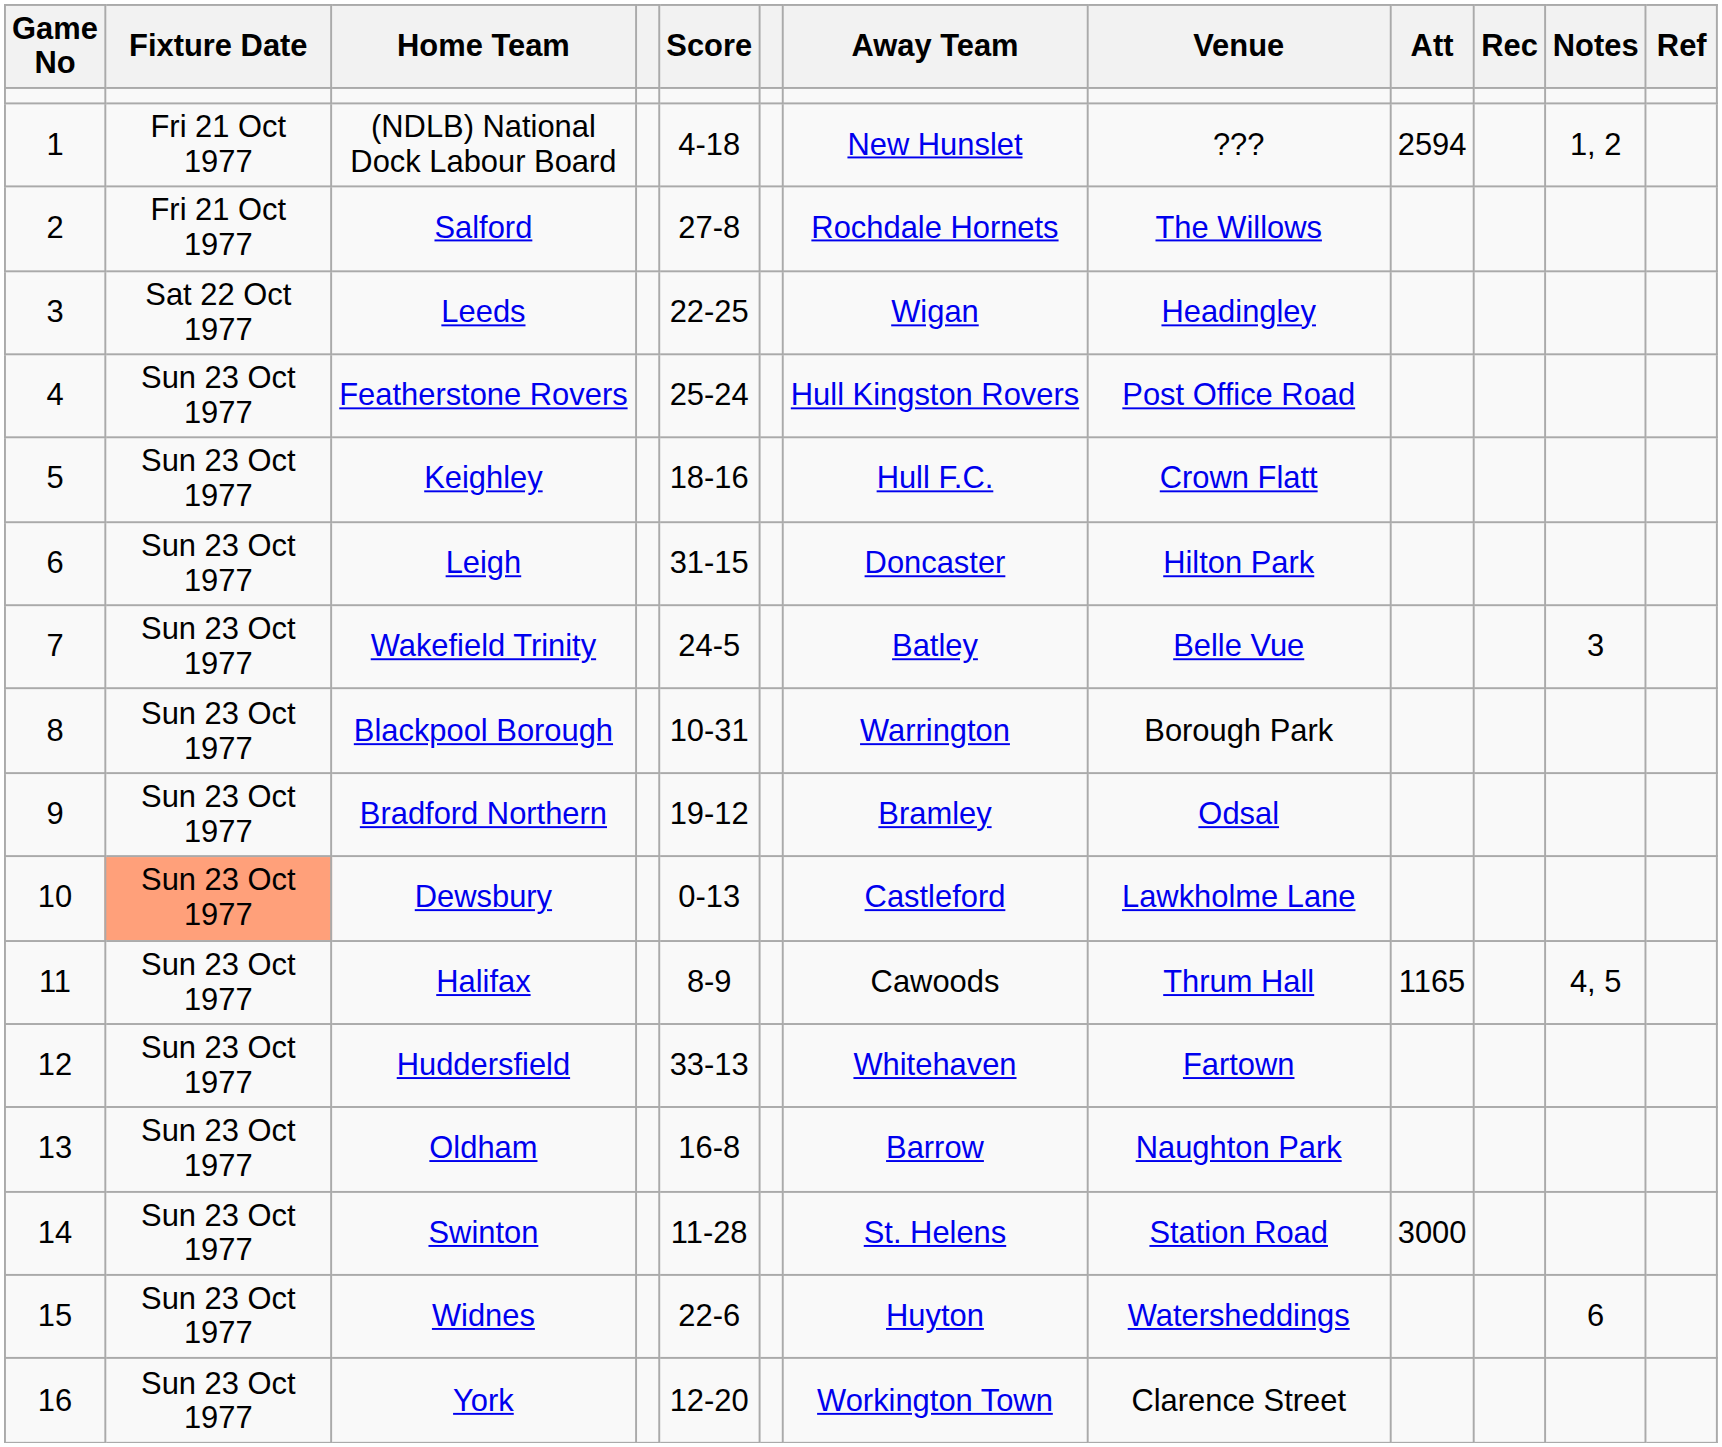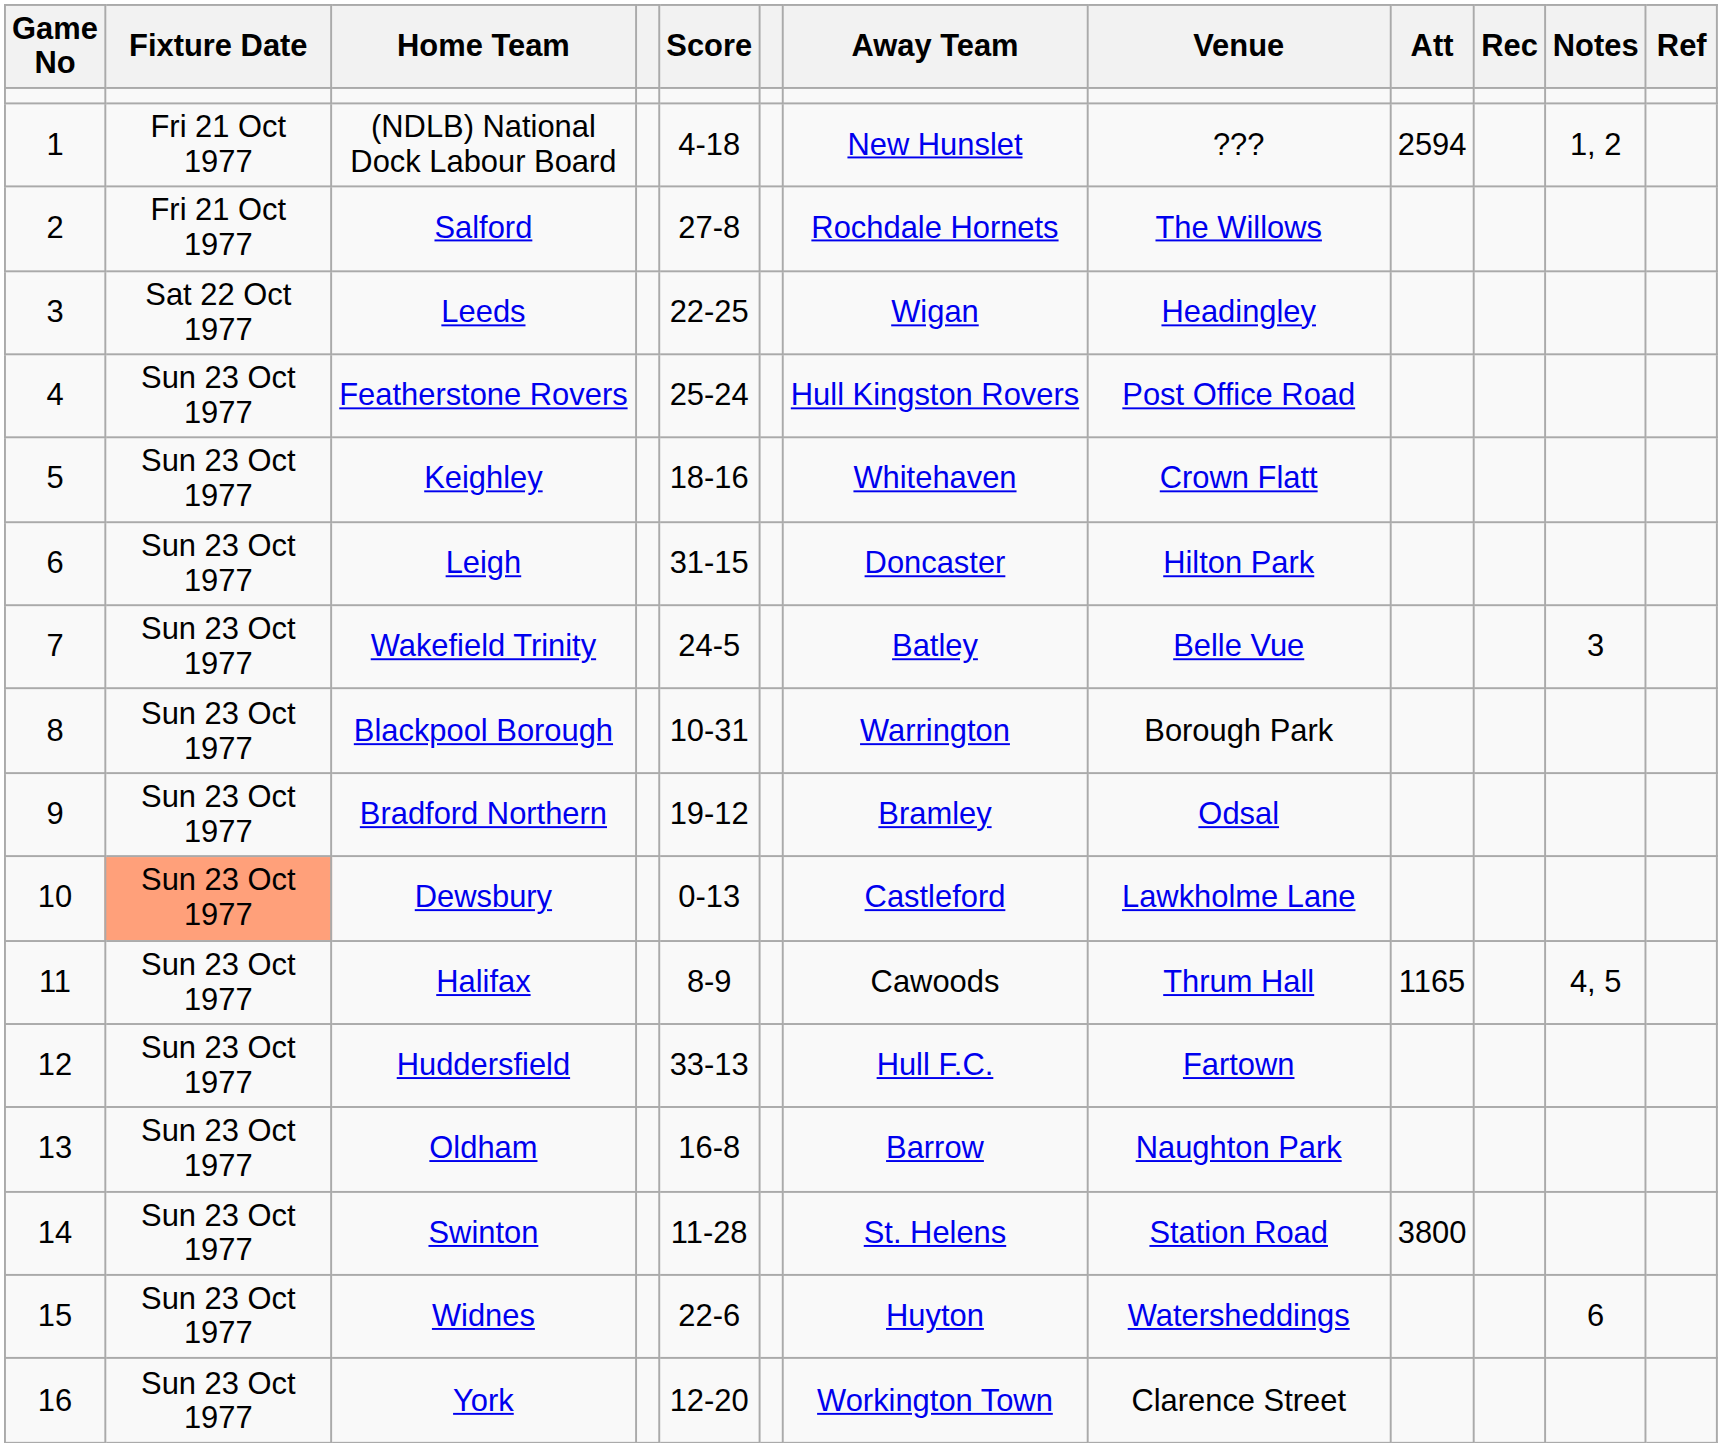(935, 479) Hull F.C. -> (935, 479) Whitehaven
(935, 1065) Whitehaven -> (935, 1065) Hull F.C.
(1432, 1232) 3000 -> (1432, 1232) 3800
